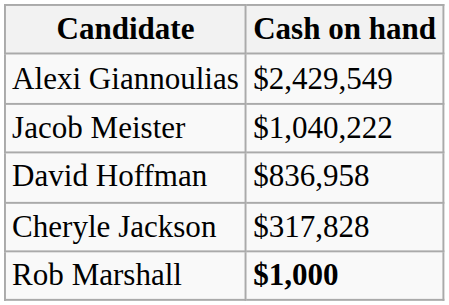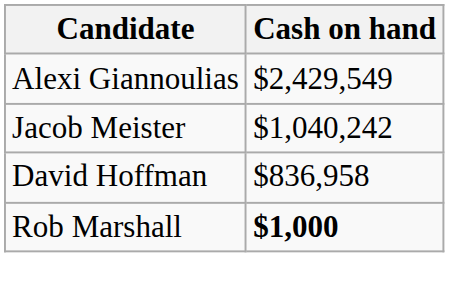(323, 127) $1,040,222 -> (323, 127) $1,040,242
- row: (114, 226)
